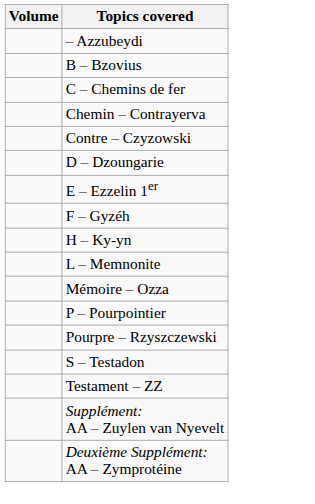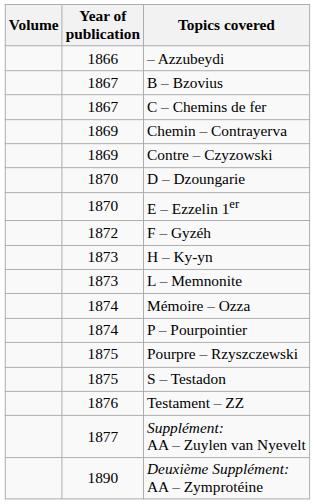+ column: (103, 25)
